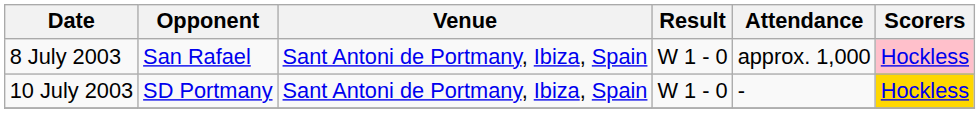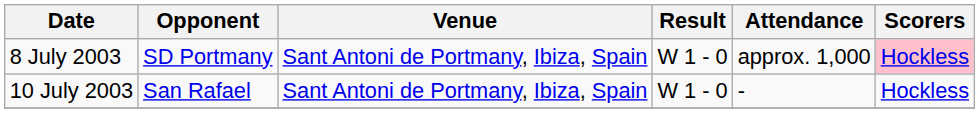(197, 56) San Rafael -> (208, 56) SD Portmany
(208, 90) SD Portmany -> (197, 90) San Rafael
(925, 90) gold background -> (925, 90) no background
